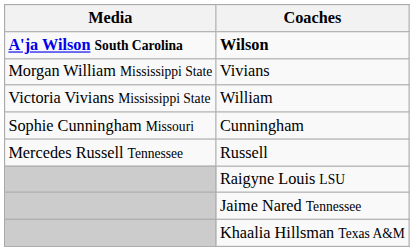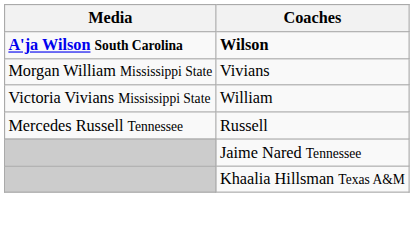- row: (262, 125)
- row: (282, 179)
